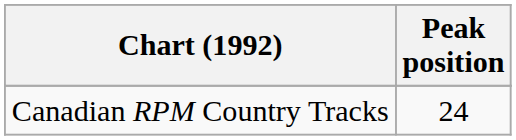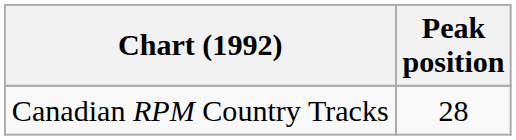(454, 109) 24 -> (454, 109) 28
